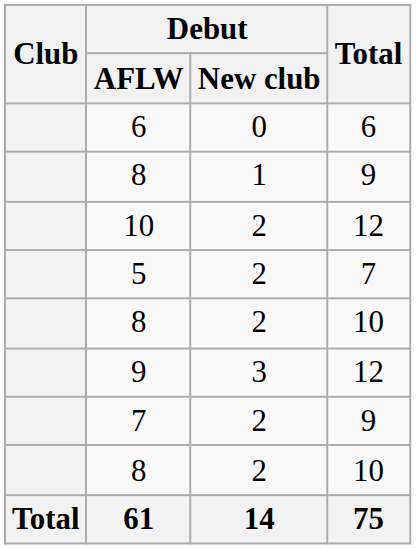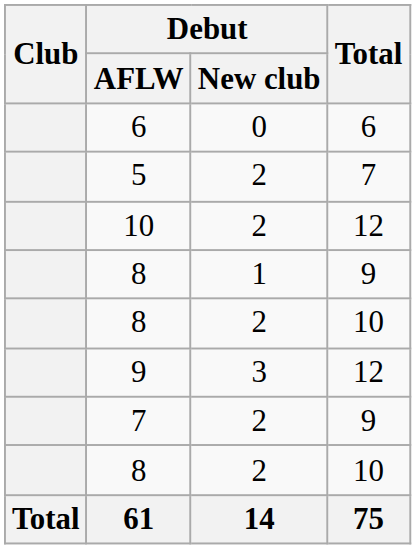rows swapped: (139, 273) <-> (139, 175)
